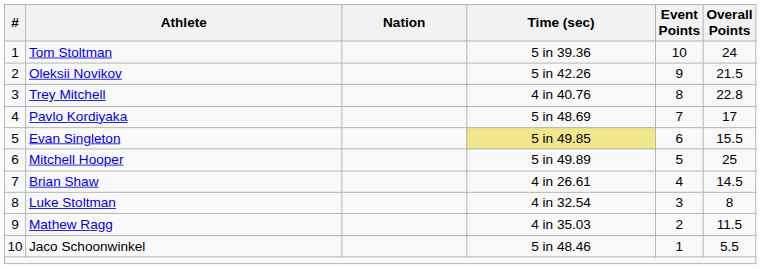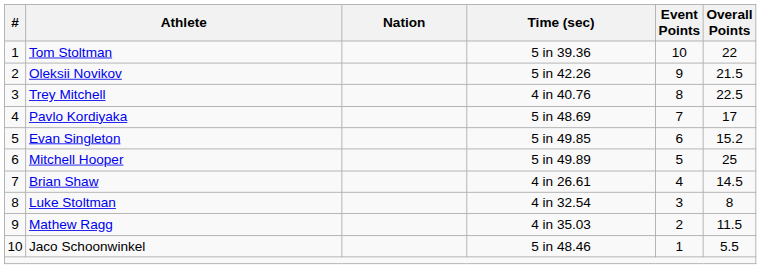(729, 52) 24 -> (729, 52) 22
(729, 95) 22.8 -> (729, 95) 22.5
(561, 138) khaki background -> (561, 138) no background
(729, 138) 15.5 -> (729, 138) 15.2
